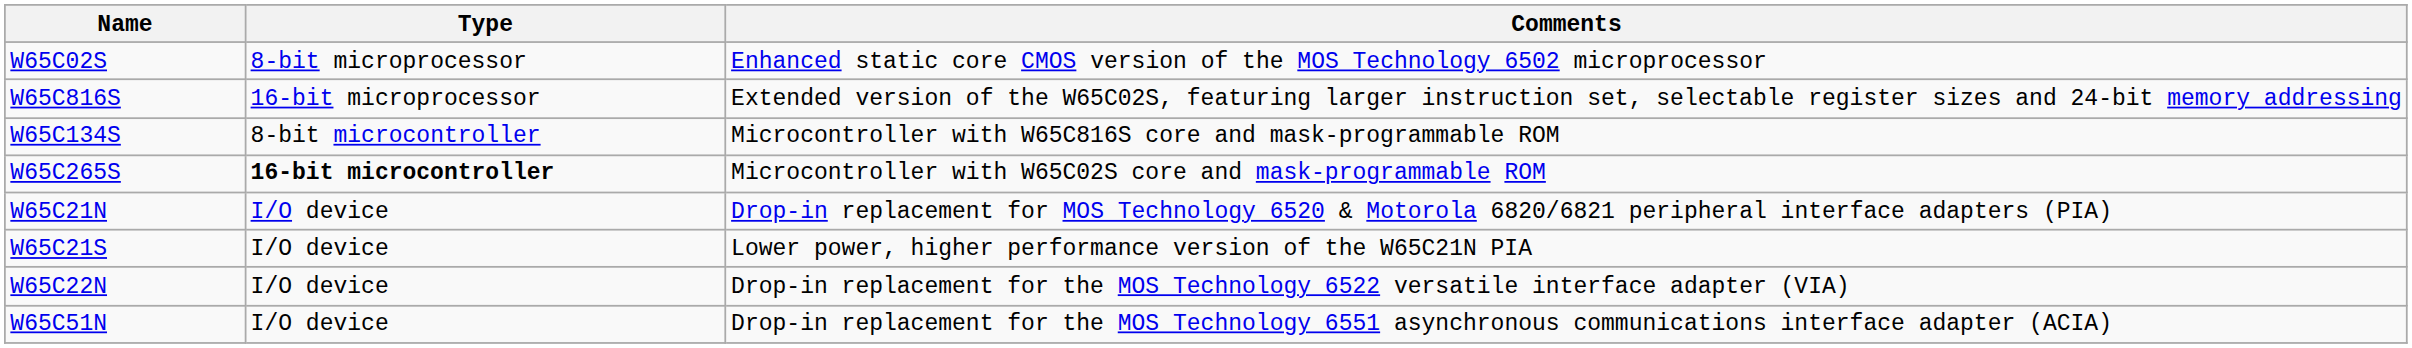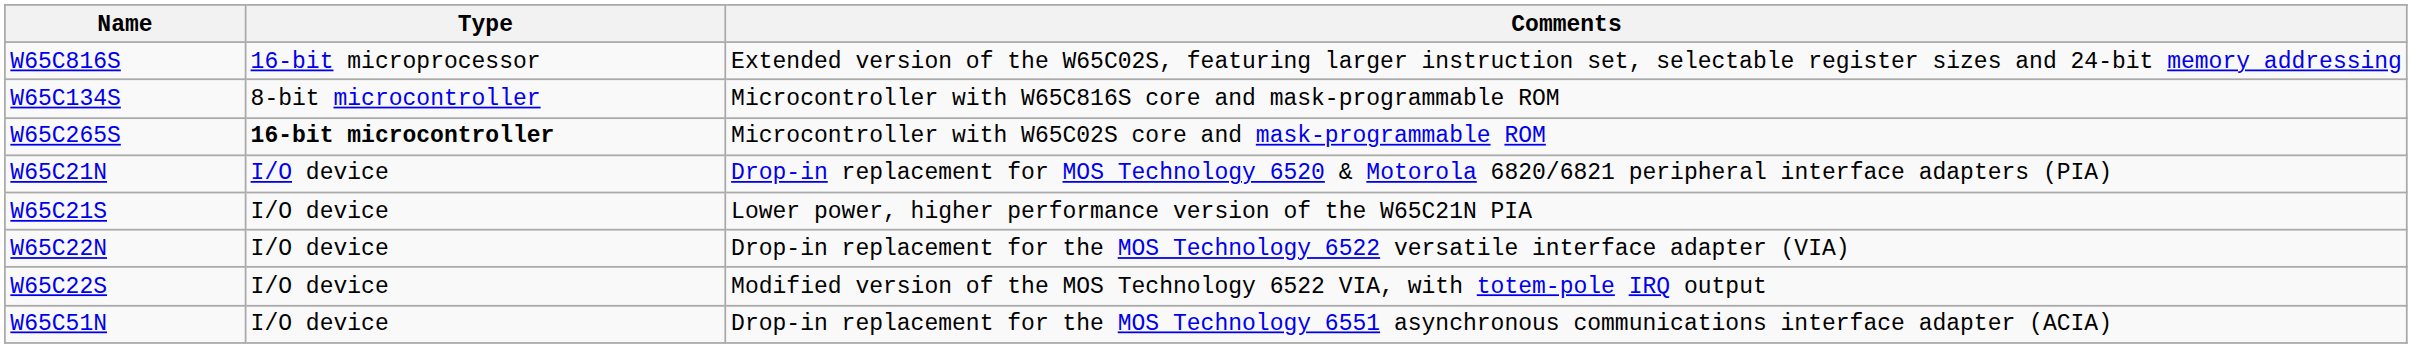- row: (59, 61)
+ row: (59, 286)
